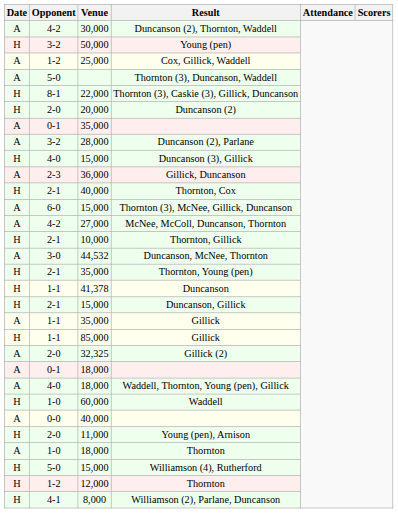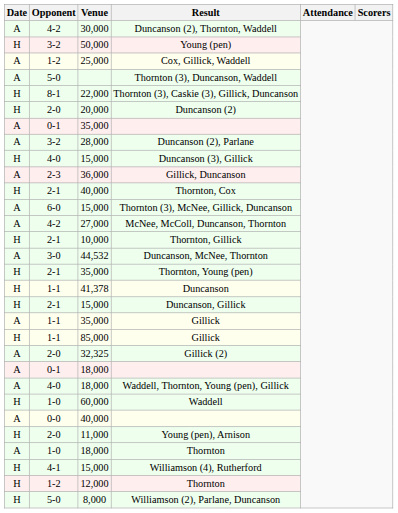(54, 467) 5-0 -> (54, 467) 4-1
(54, 499) 4-1 -> (54, 499) 5-0
